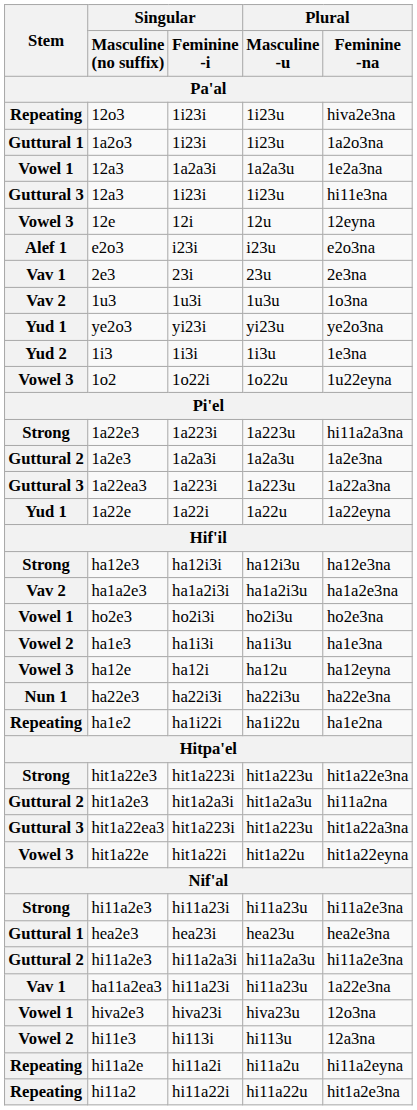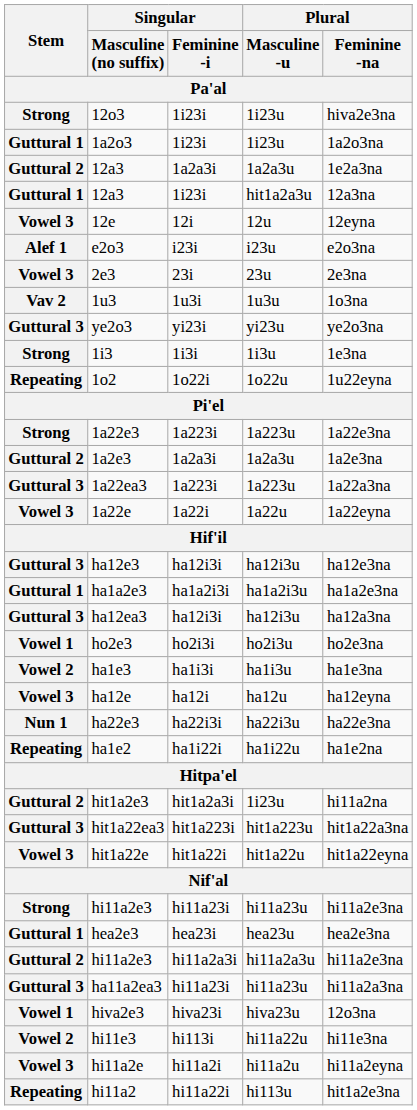(46, 115) Repeating -> (46, 115) Strong
(46, 168) Vowel 1 -> (46, 168) Guttural 2
(46, 194) Guttural 3 -> (46, 194) Guttural 1
(265, 194) 1i23u -> (279, 194) hit1a2a3u
(357, 194) hi11e3na -> (351, 194) 12a3na
(46, 273) Vav 1 -> (46, 273) Vowel 3
(46, 326) Yud 1 -> (46, 326) Guttural 3
(46, 353) Yud 2 -> (46, 353) Strong
(46, 379) Vowel 3 -> (46, 379) Repeating
(365, 432) hi11a2a3na -> (359, 432) 1a22e3na
(46, 511) Yud 1 -> (46, 511) Vowel 3
(46, 564) Strong -> (46, 564) Guttural 3
(46, 590) Vav 2 -> (46, 590) Guttural 1
+ row: (119, 616)
- row: (124, 775)
(279, 801) hit1a2a3u -> (265, 801) 1i23u
(46, 986) Vav 1 -> (46, 986) Guttural 3
(359, 986) 1a22e3na -> (365, 986) hi11a2a3na
(269, 1039) hi113u -> (277, 1039) hi11a22u
(351, 1039) 12a3na -> (357, 1039) hi11e3na
(46, 1065) Repeating -> (46, 1065) Vowel 3
(277, 1092) hi11a22u -> (269, 1092) hi113u
